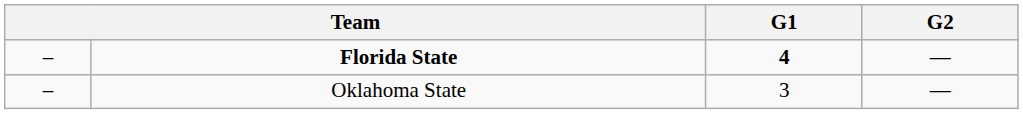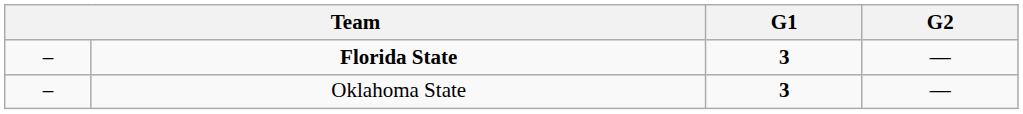(784, 56) 4 -> (784, 56) 3
(784, 91) normal -> (784, 91) bold
